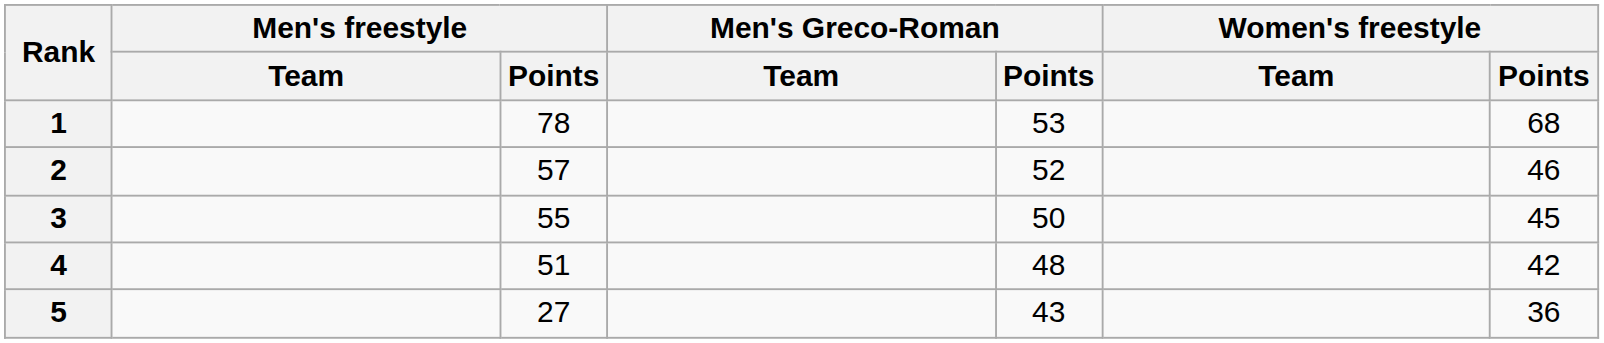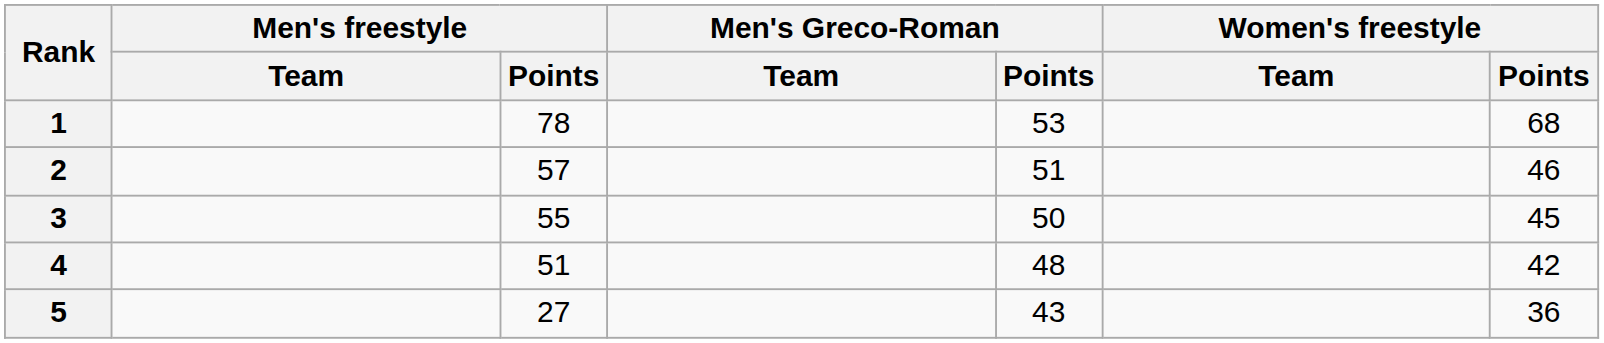(1049, 170) 52 -> (1049, 170) 51
